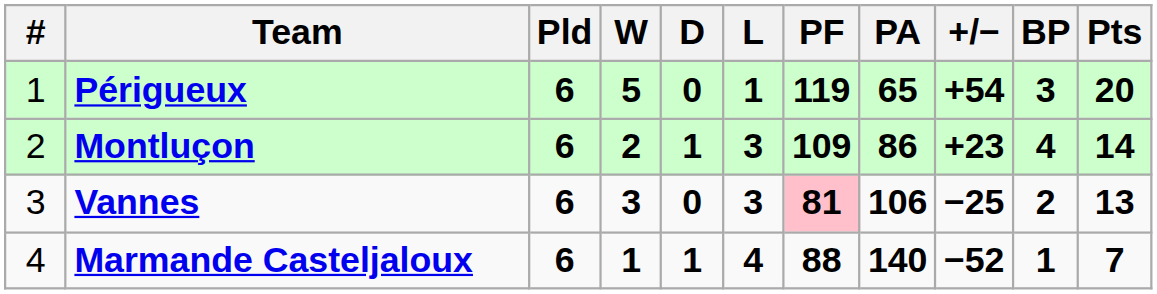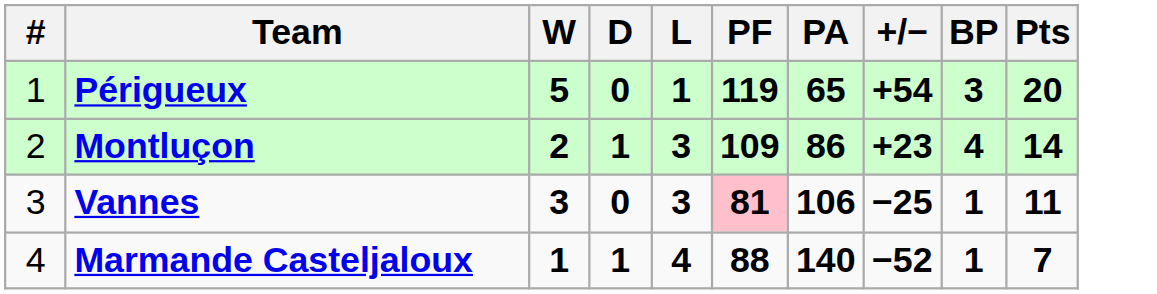- column: (565, 32)
(1046, 202) 2 -> (974, 202) 1
(1115, 202) 13 -> (1043, 202) 11
